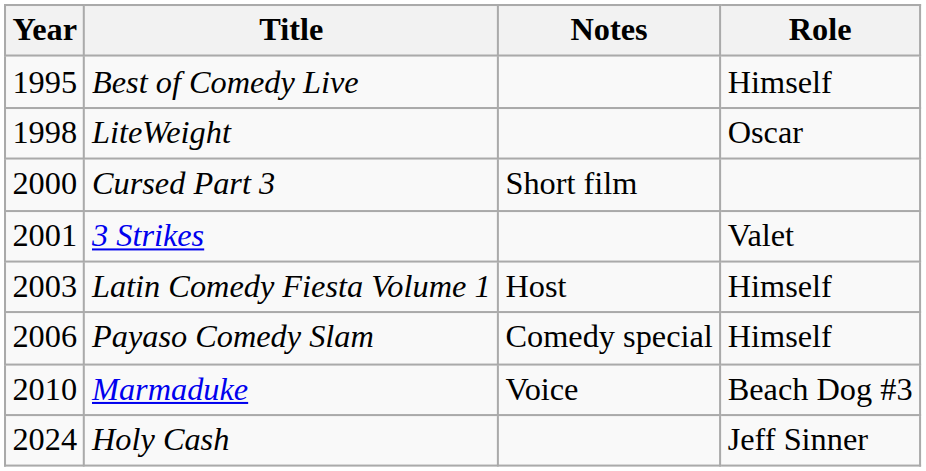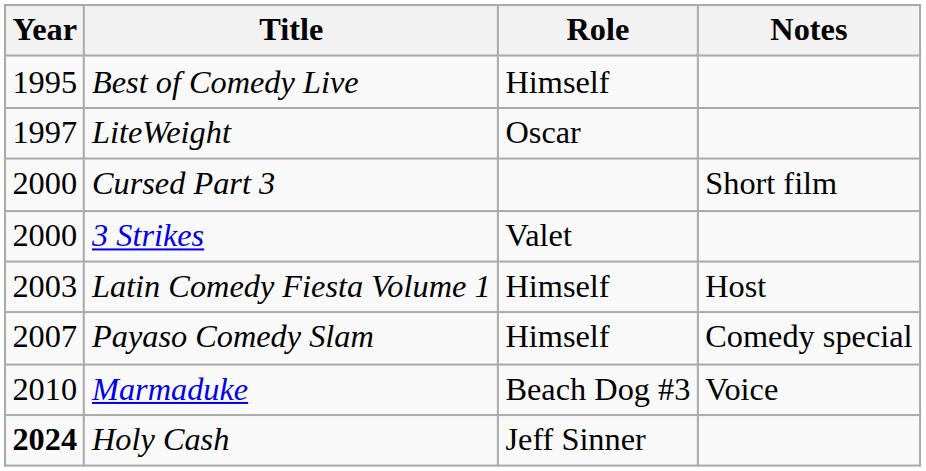columns swapped: (820, 30) <-> (609, 30)
(45, 132) 1998 -> (45, 132) 1997
(45, 235) 2001 -> (45, 235) 2000
(45, 337) 2006 -> (45, 337) 2007
(45, 440) normal -> (45, 440) bold
